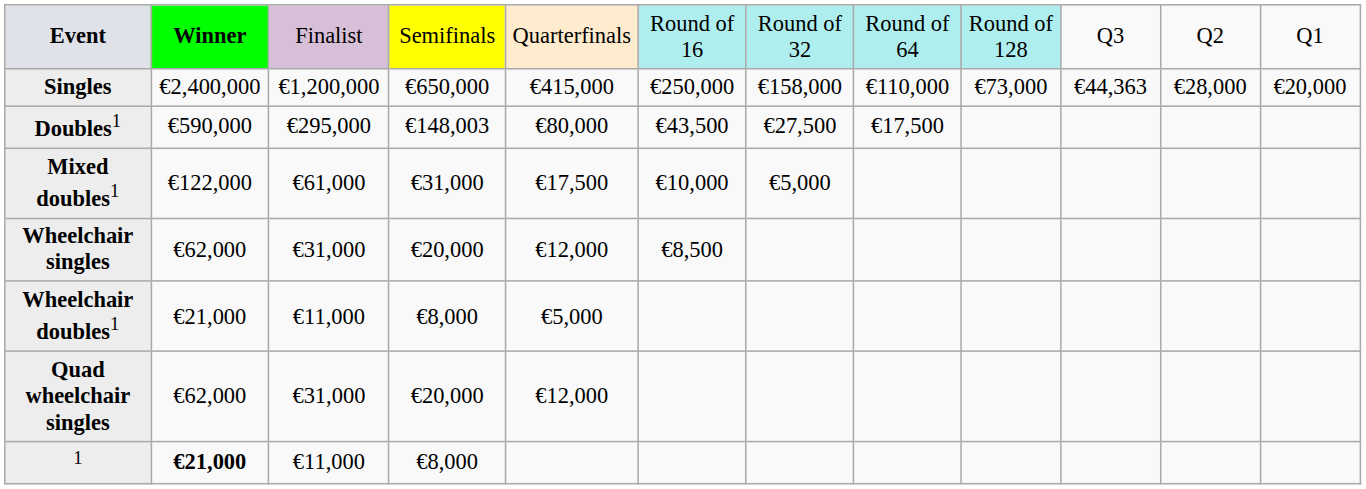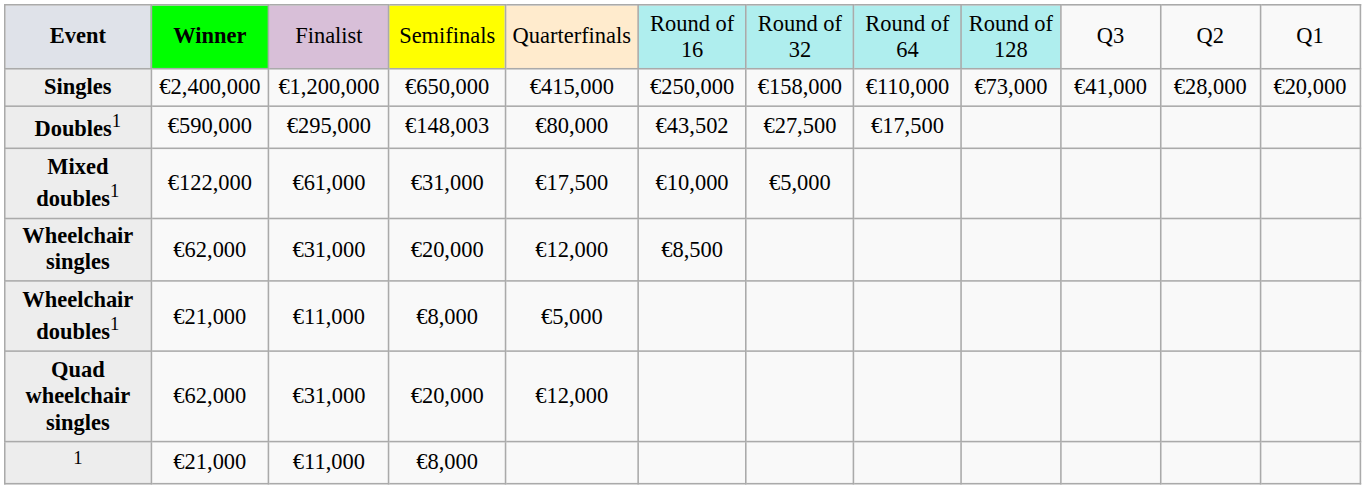(1111, 86) €44,363 -> (1111, 86) €41,000
(692, 126) €43,500 -> (692, 126) €43,502
(210, 462) bold -> (210, 462) normal
